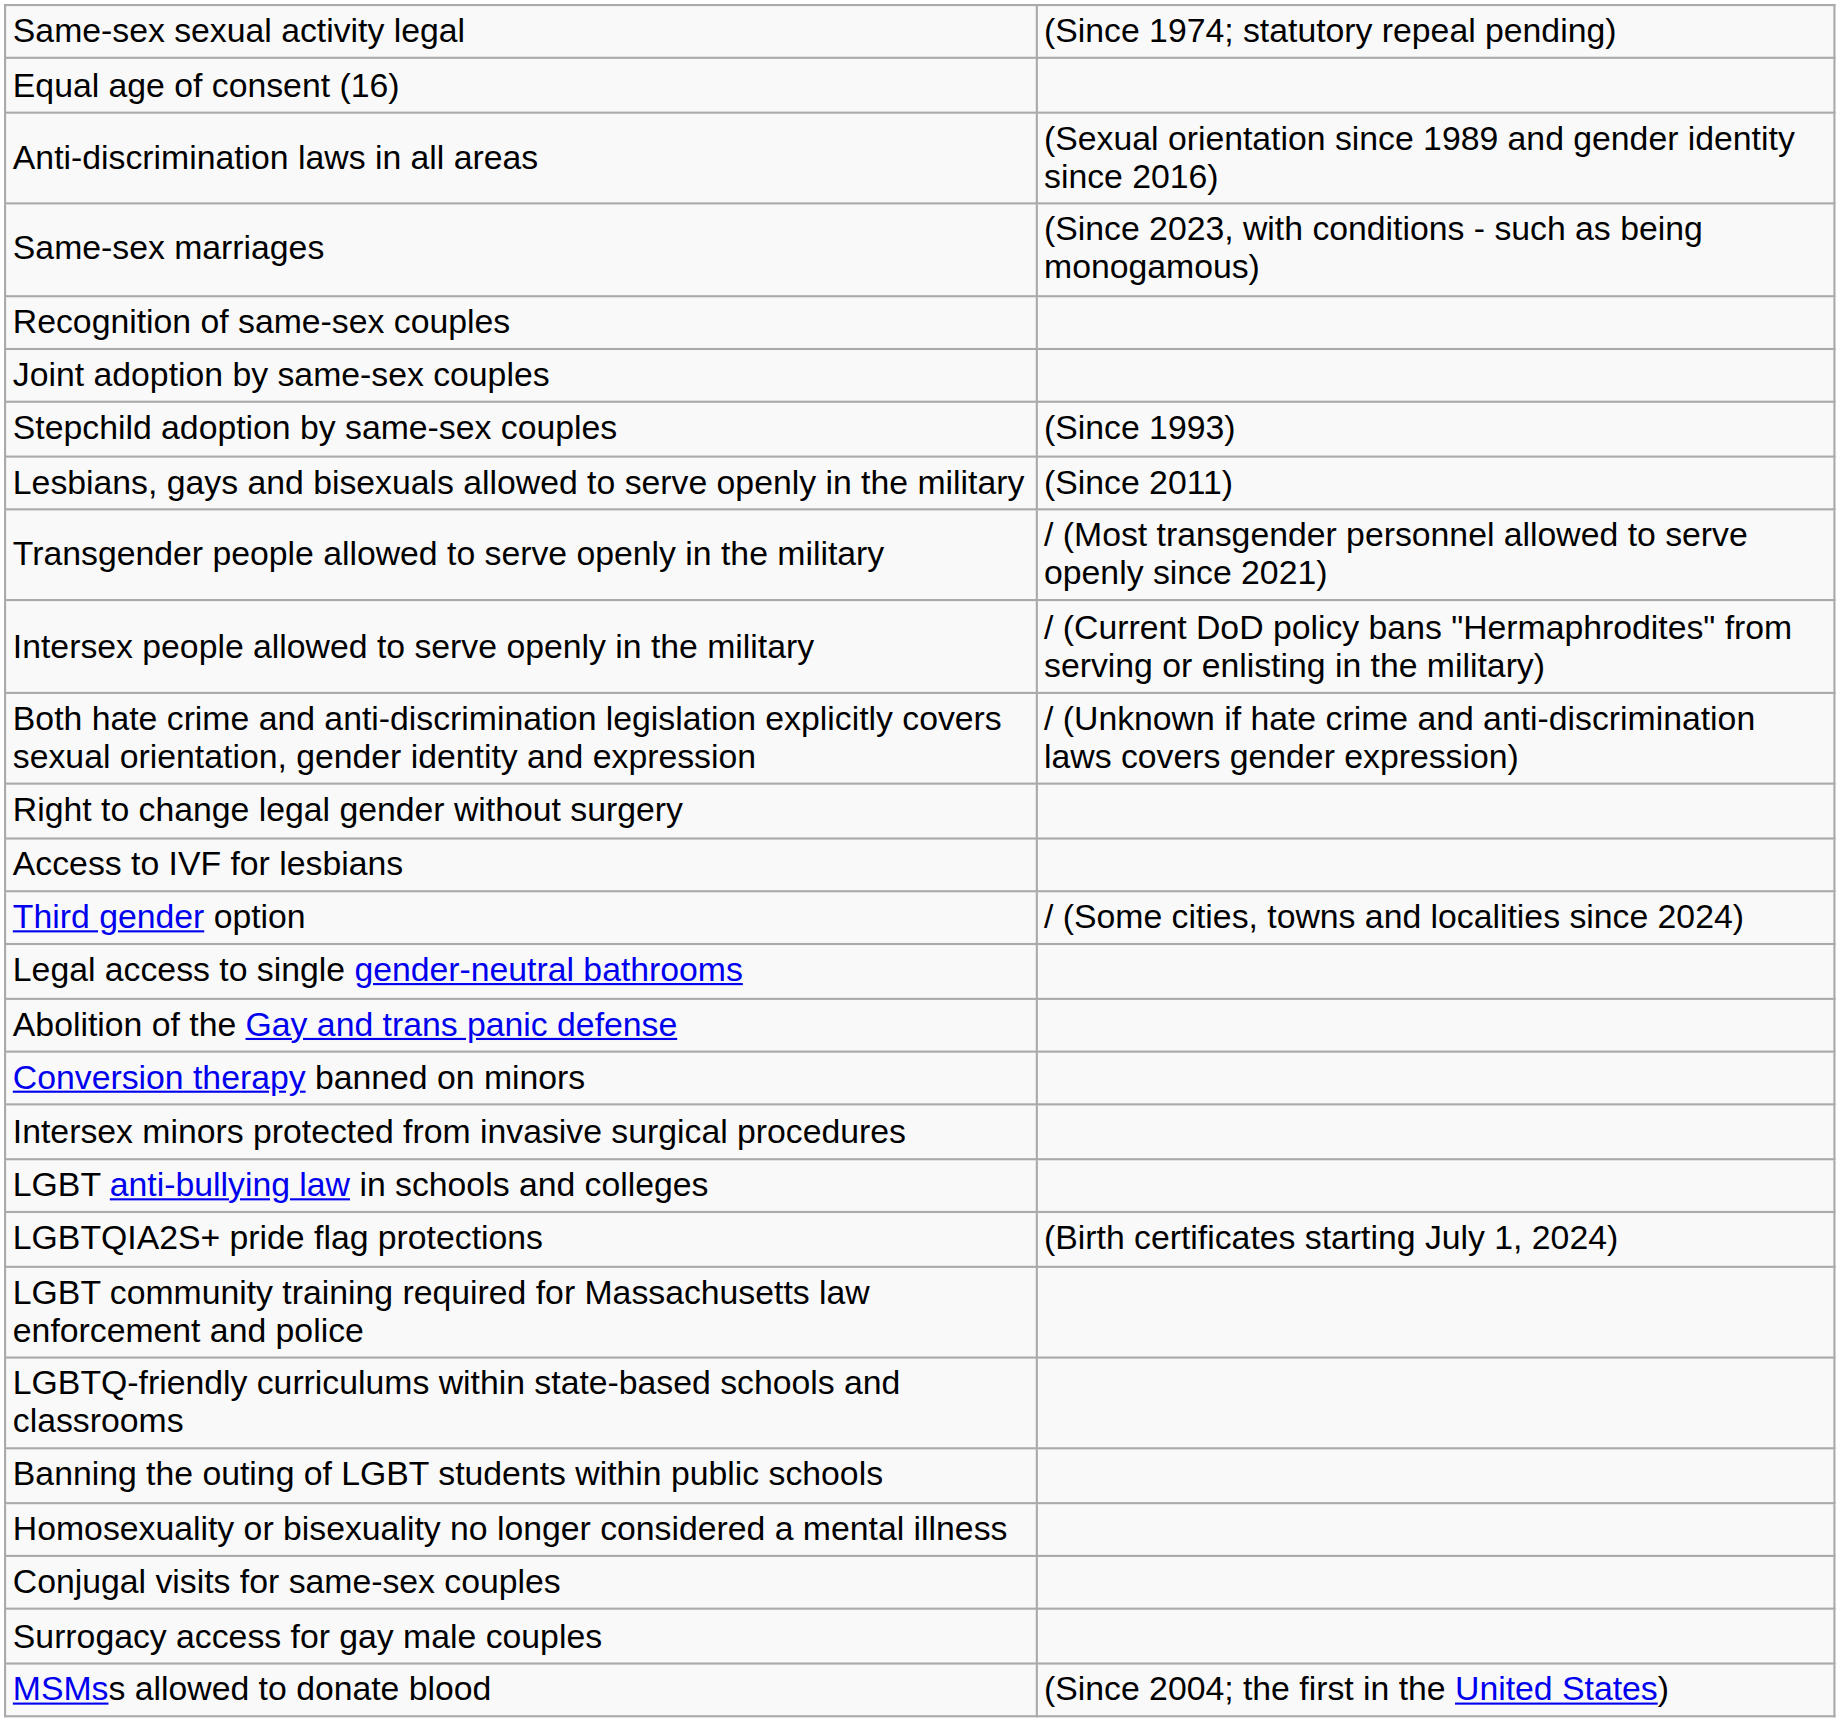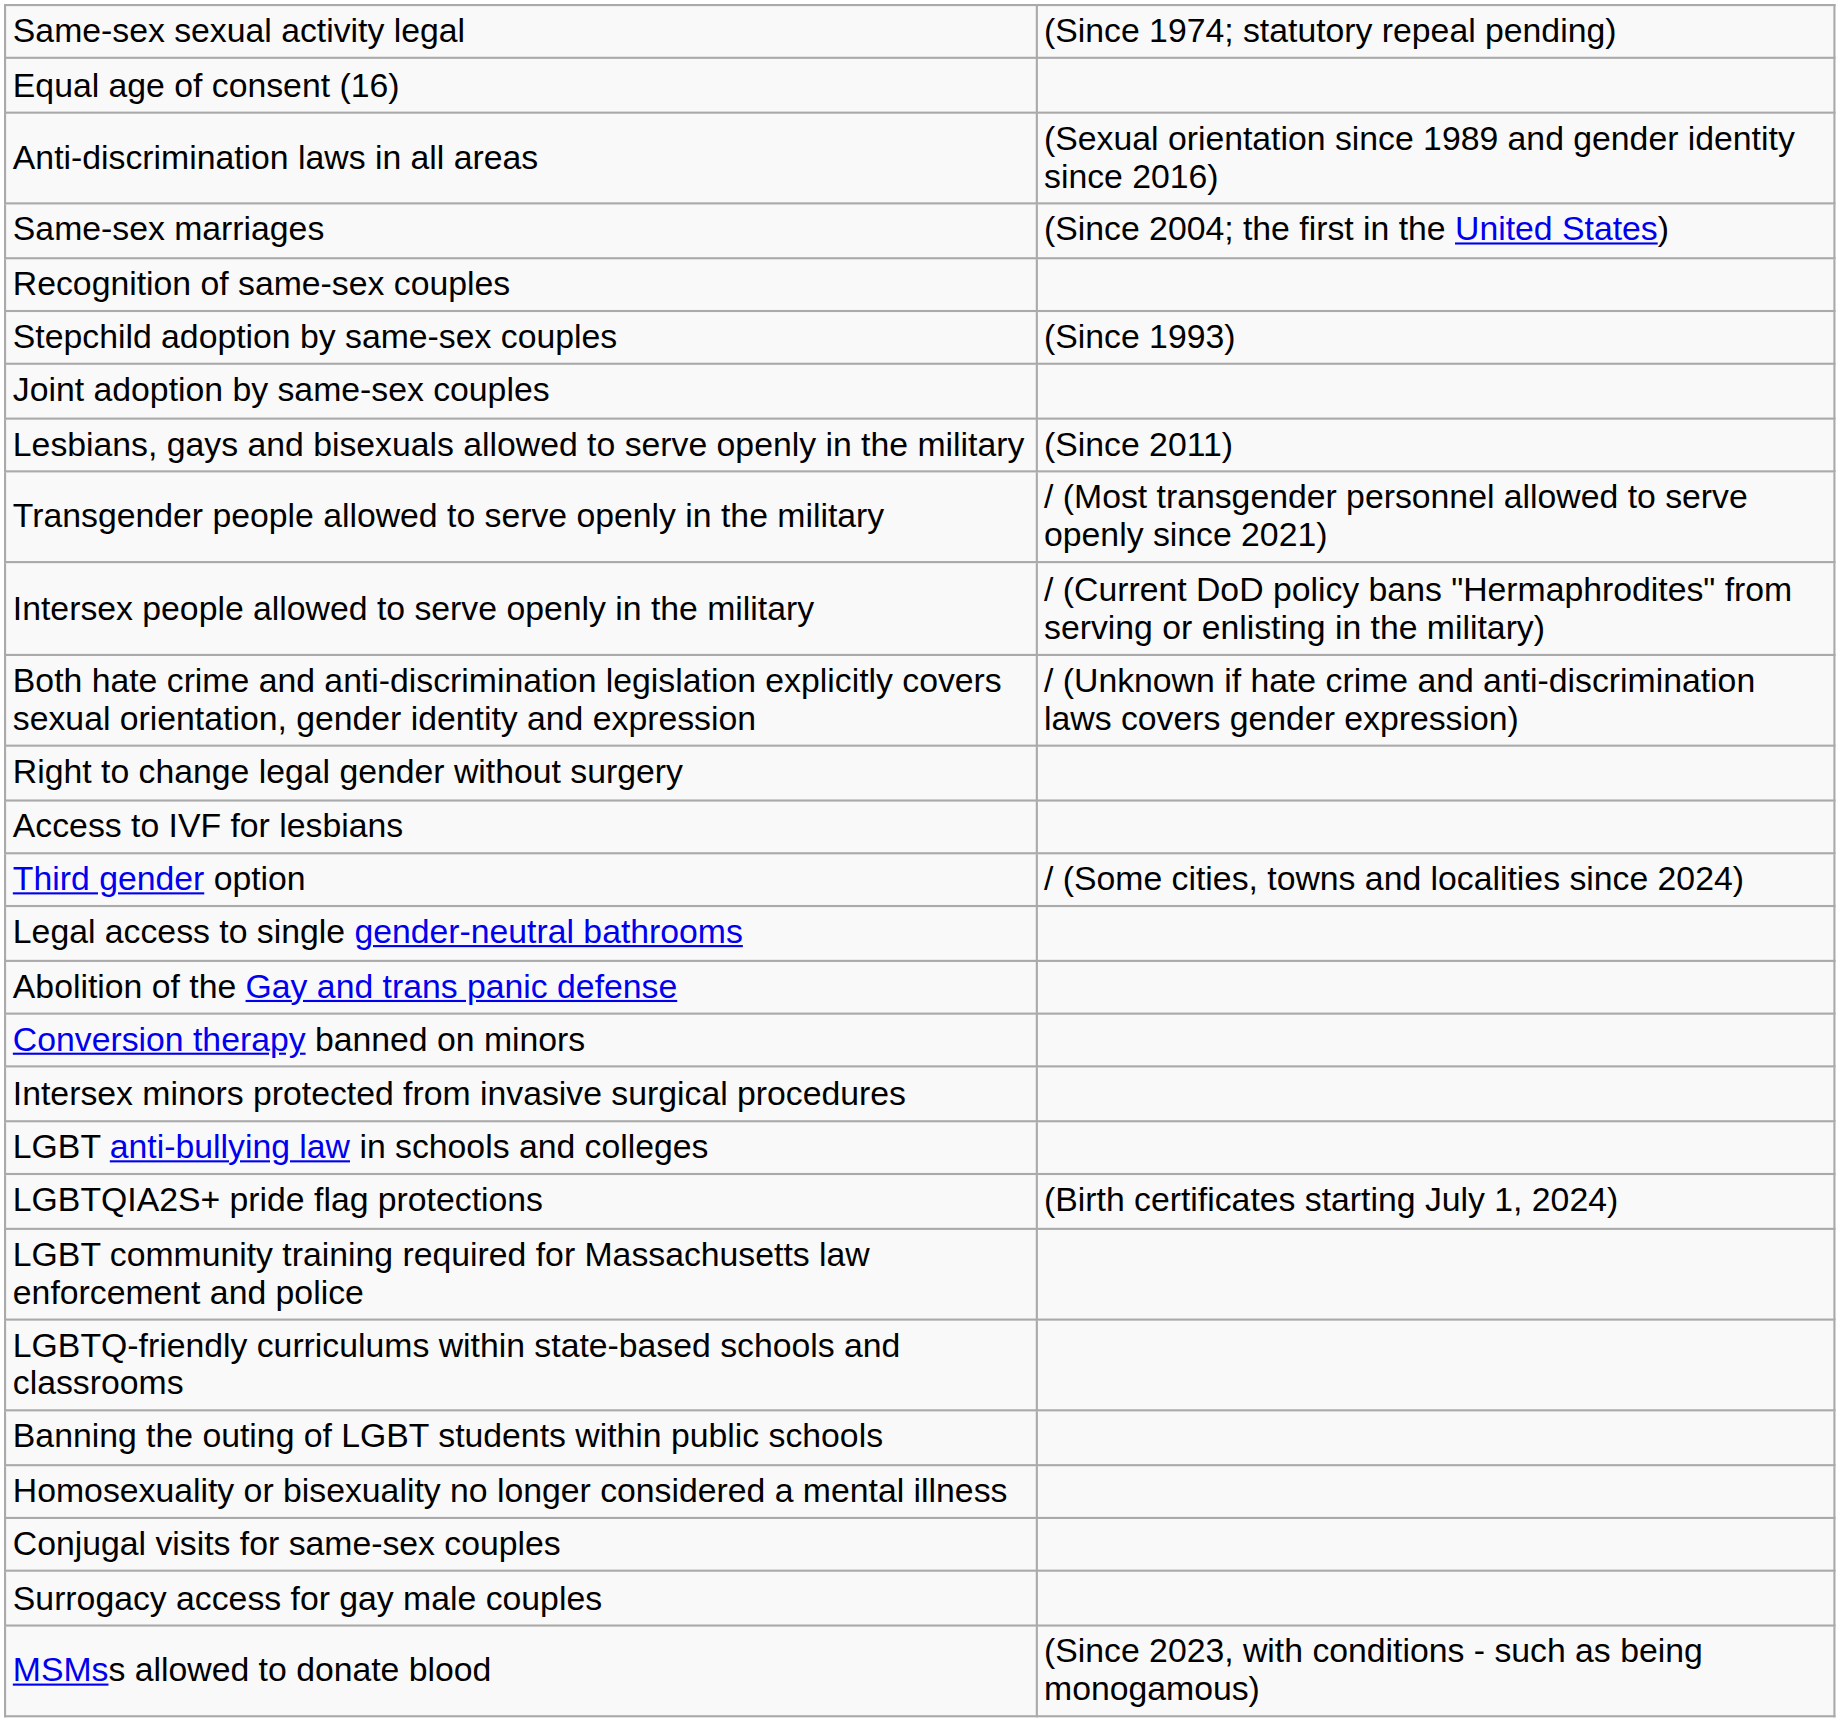(1373, 248) (Since 2023, with conditions - such as being monogamous) -> (1356, 229) (Since 2004; the first in the United States)
rows swapped: (315, 428) <-> (281, 374)
(1356, 1689) (Since 2004; the first in the United States) -> (1373, 1670) (Since 2023, with conditions - such as being monogamous)
